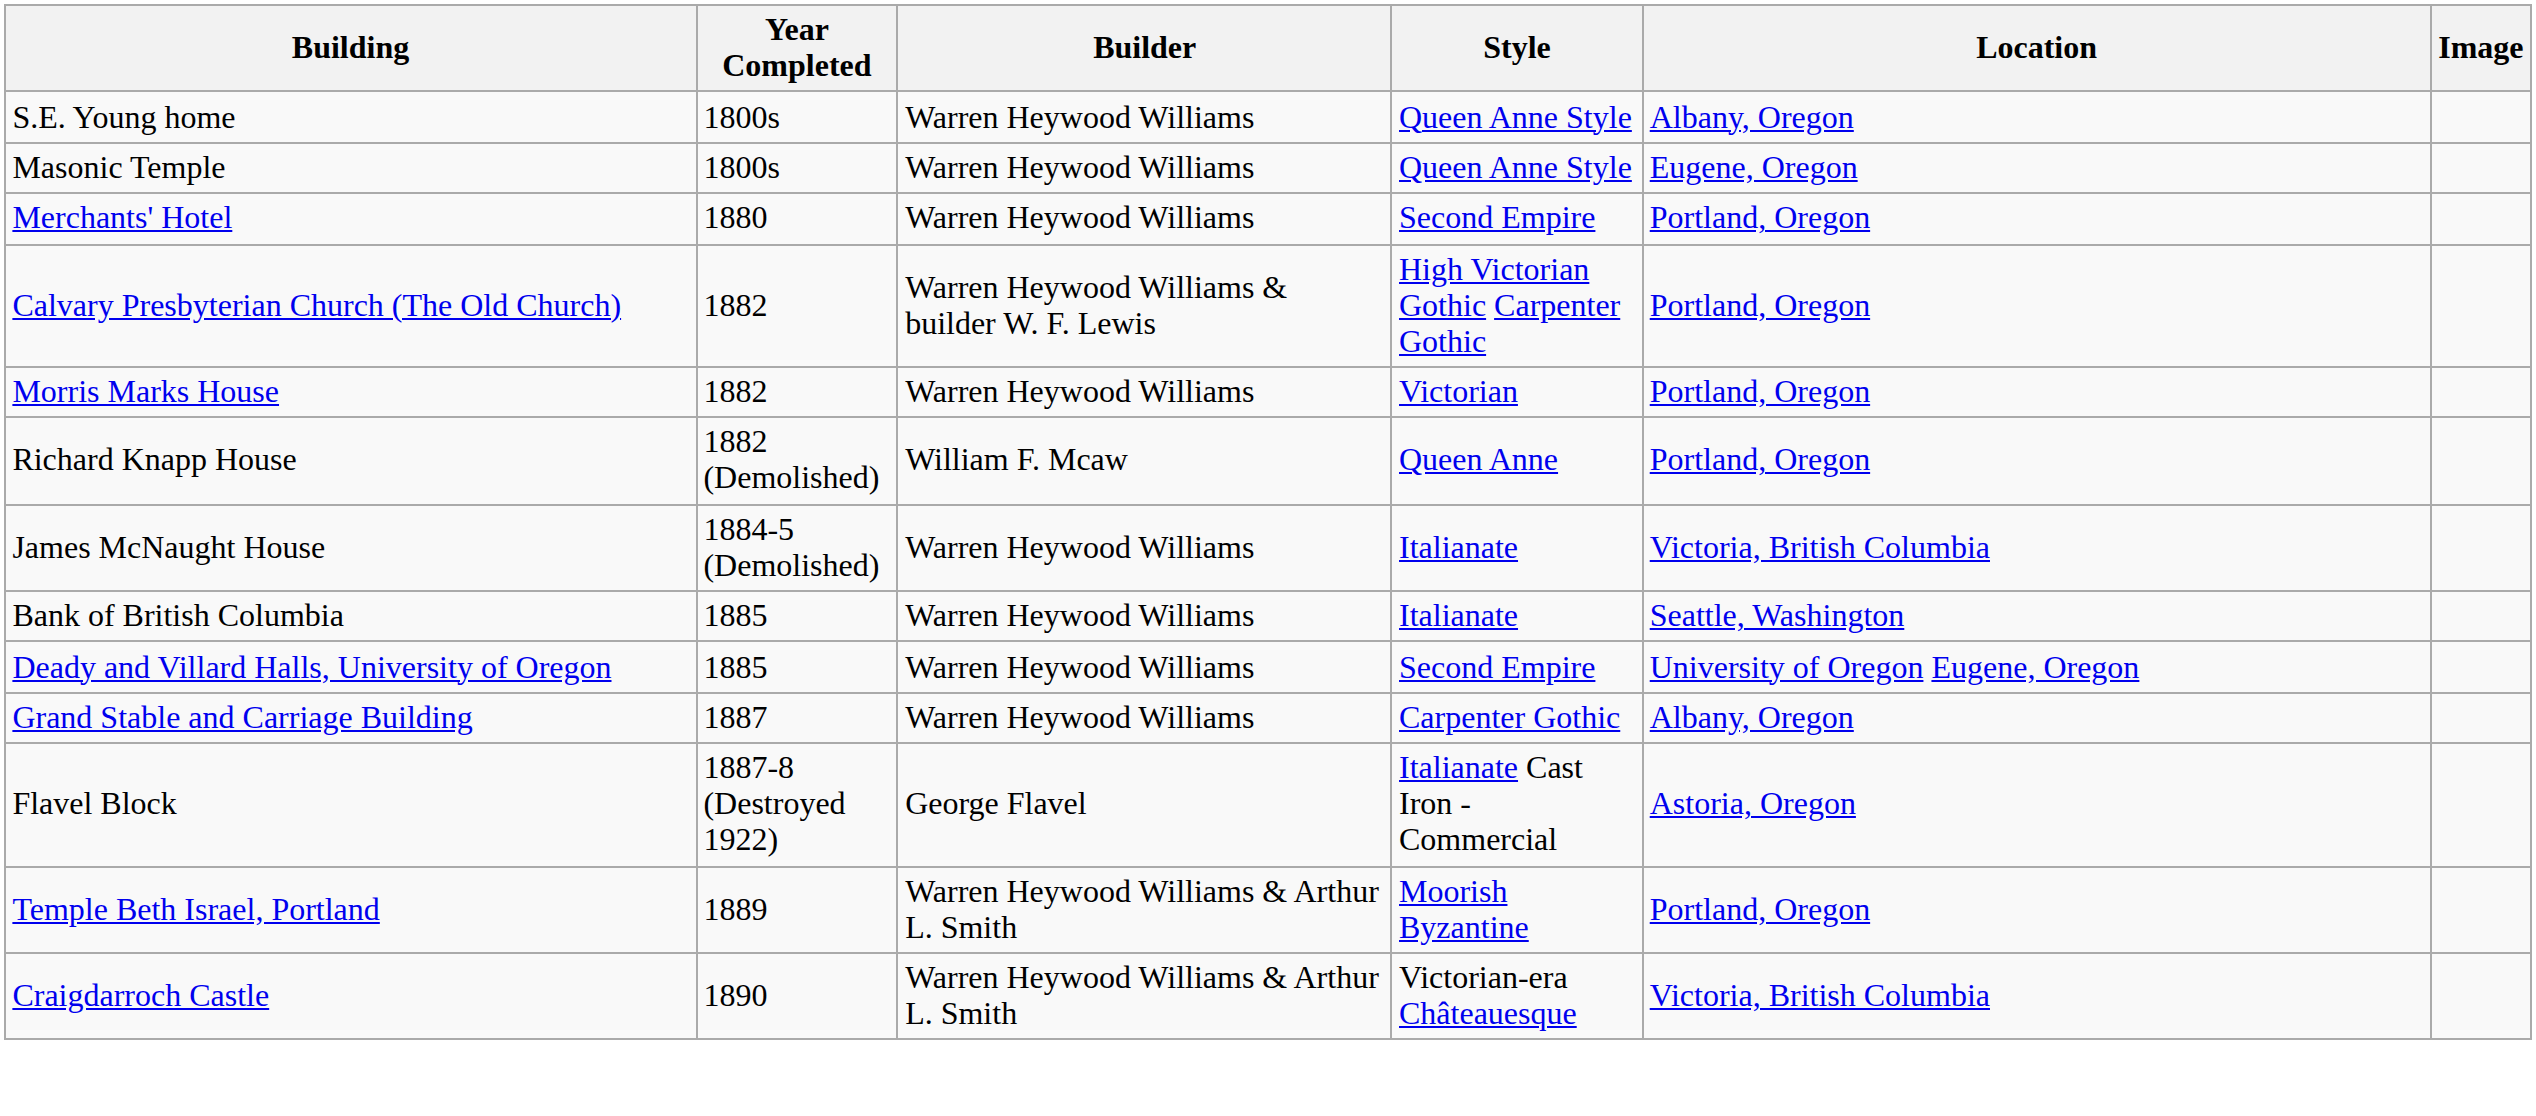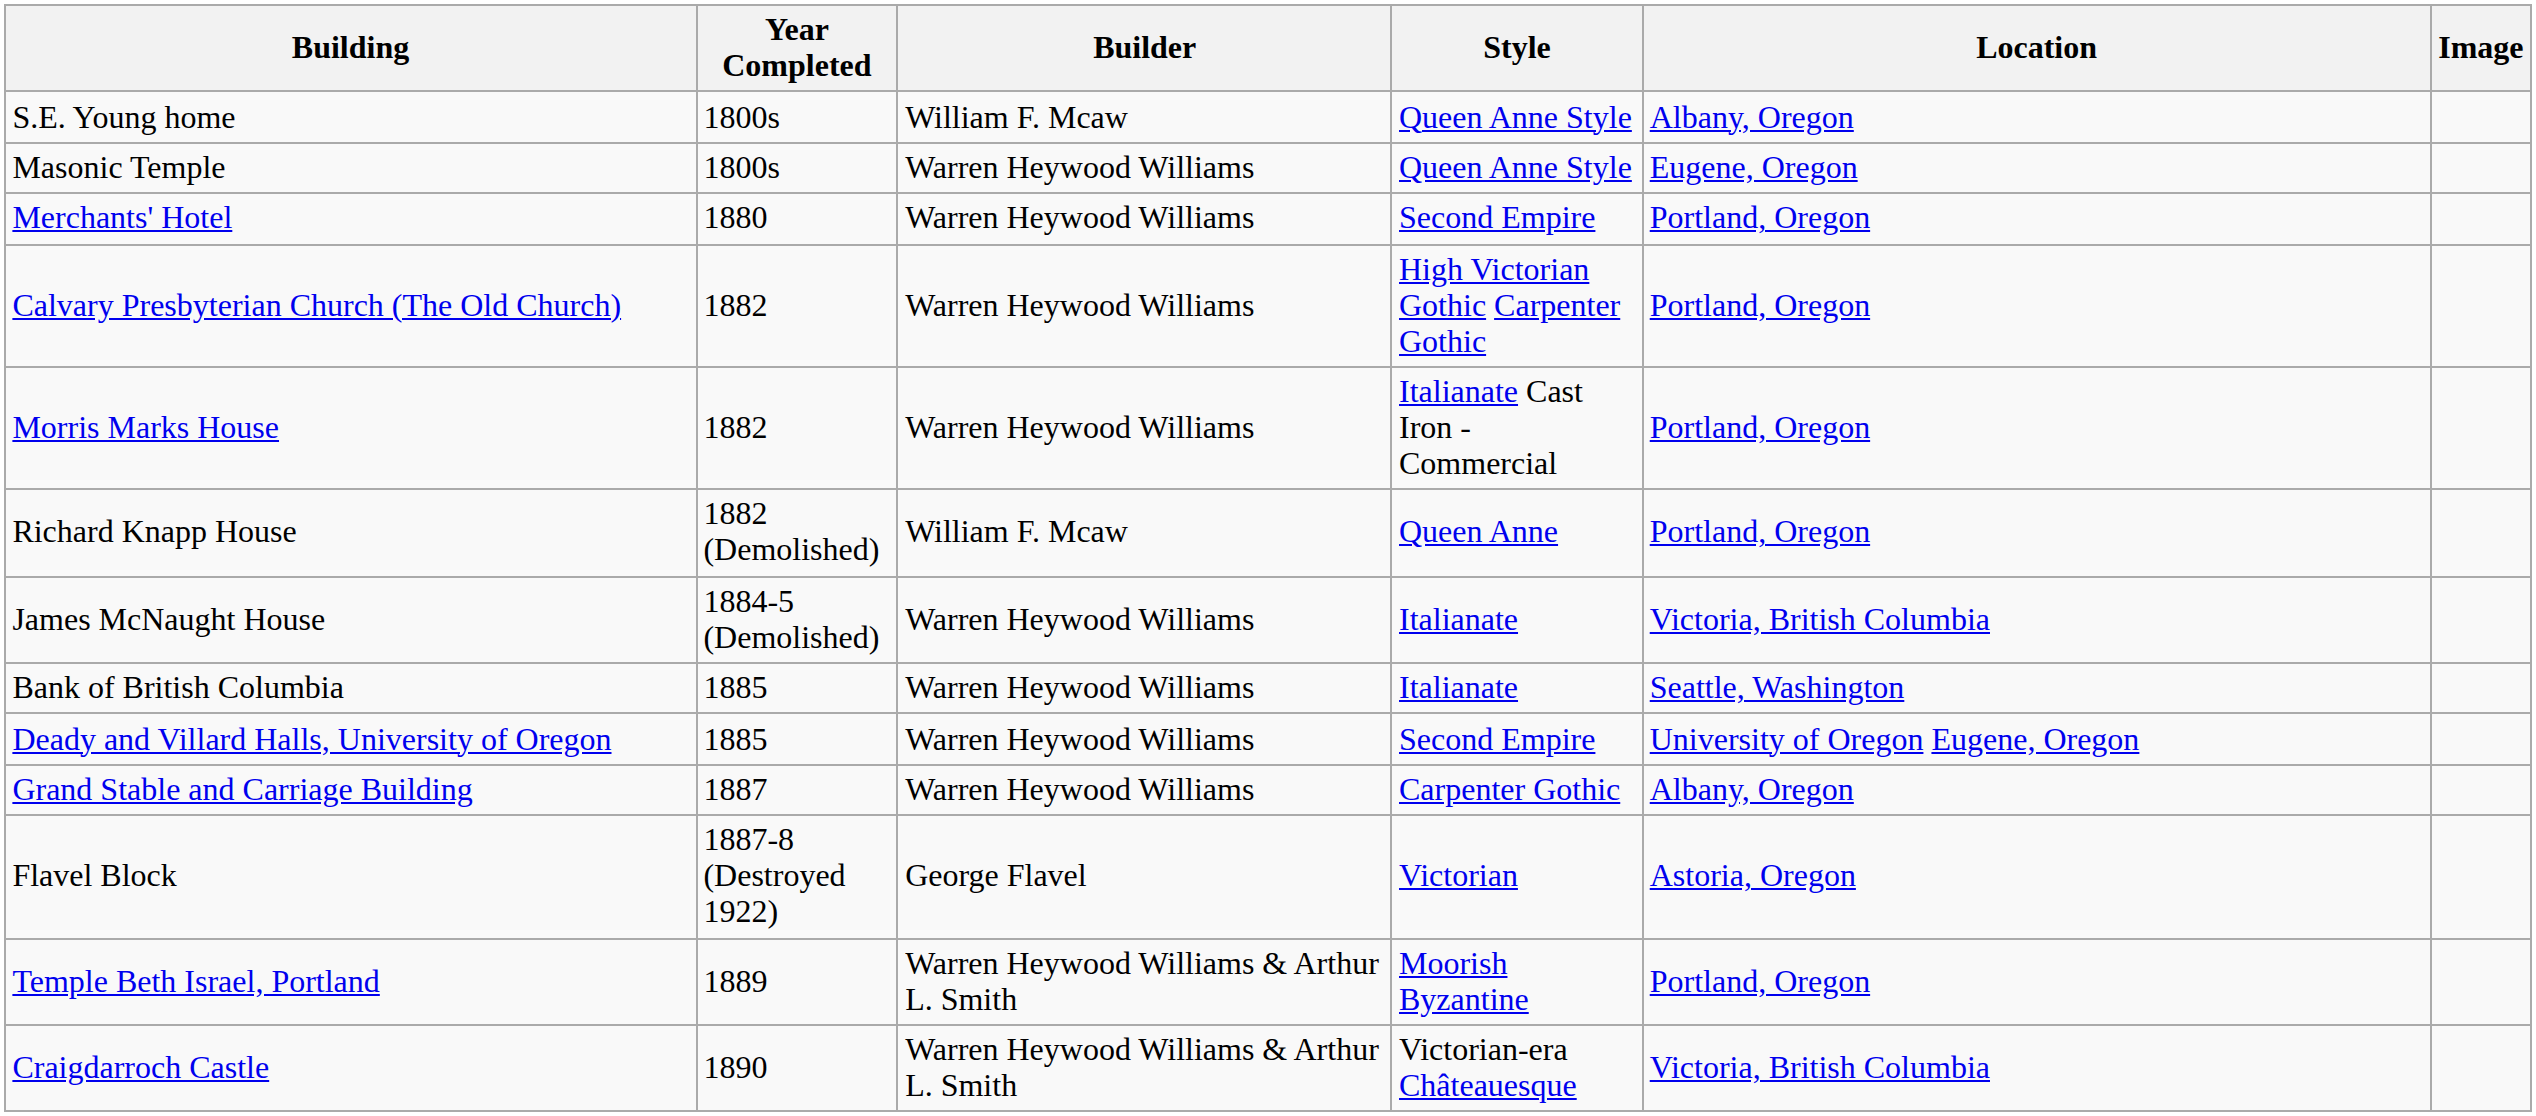(1080, 116) Warren Heywood Williams -> (1017, 116) William F. Mcaw
(1096, 304) Warren Heywood Williams & builder W. F. Lewis -> (1080, 304) Warren Heywood Williams
(1458, 391) Victorian -> (1491, 427) Italianate Cast Iron - Commercial
(1491, 804) Italianate Cast Iron - Commercial -> (1458, 876) Victorian
